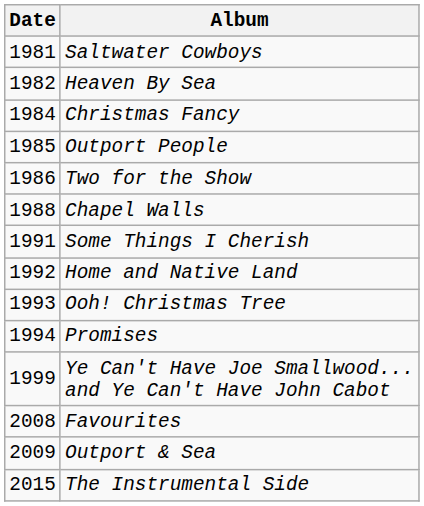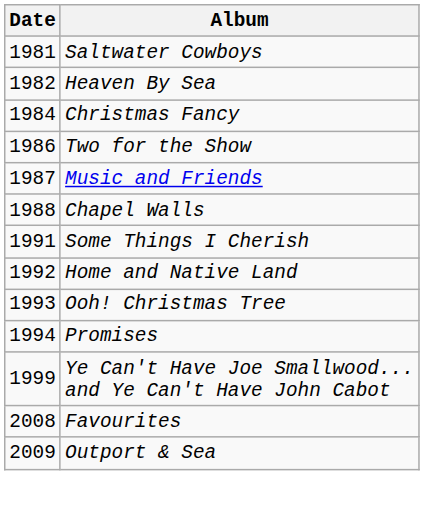- row: (146, 147)
+ row: (164, 178)
- row: (187, 485)
